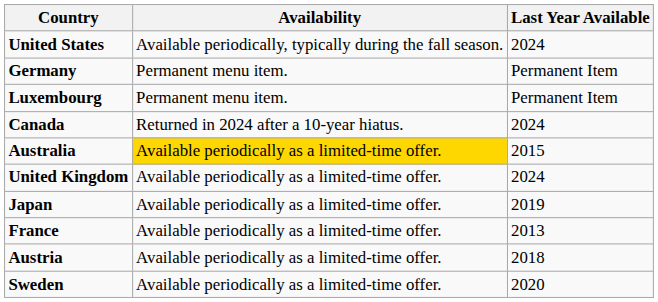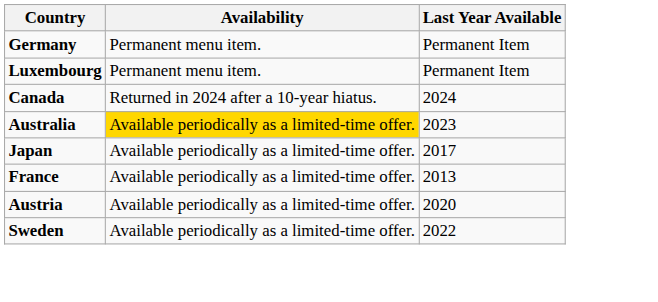- row: (56, 44)
(528, 151) 2015 -> (439, 124) 2023
- row: (68, 177)
(528, 204) 2019 -> (439, 151) 2017
(528, 257) 2018 -> (439, 204) 2020
(528, 284) 2020 -> (439, 230) 2022
